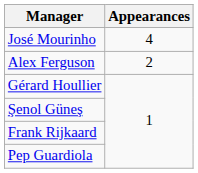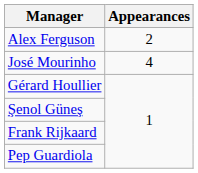rows swapped: (52, 39) <-> (51, 62)
